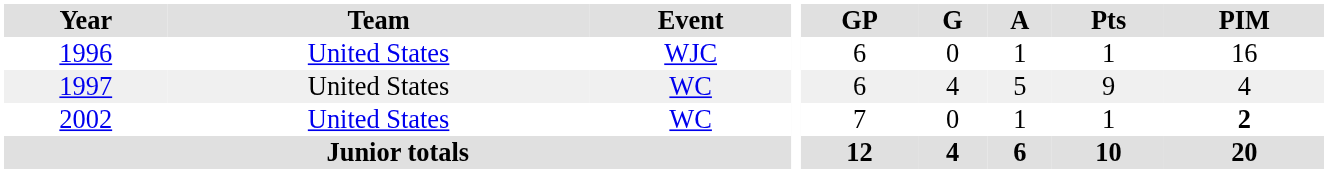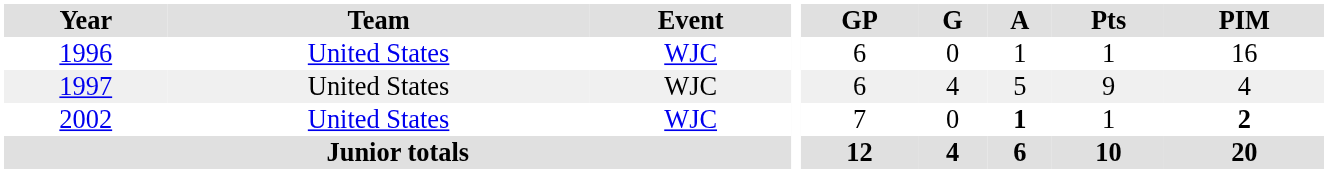(691, 86) WC -> (691, 86) WJC
(691, 119) WC -> (691, 119) WJC
(1020, 119) normal -> (1020, 119) bold
